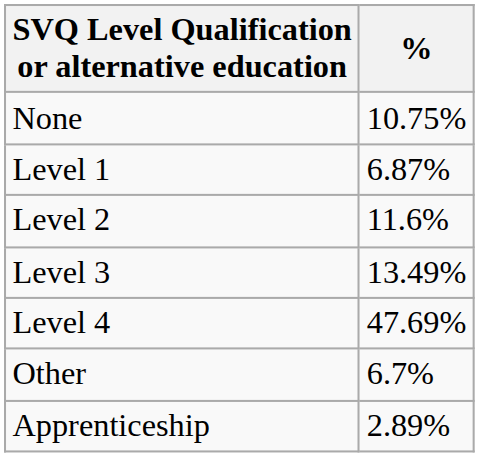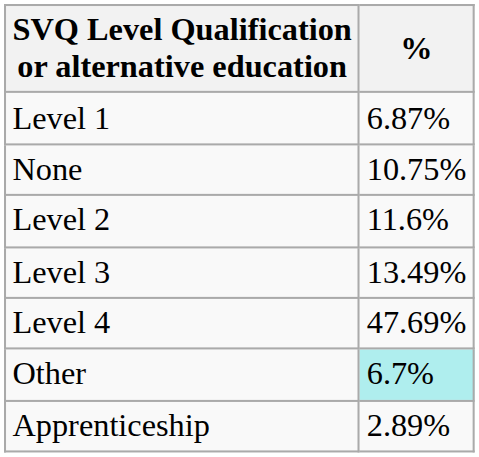rows swapped: (47, 117) <-> (61, 169)
(400, 374) no background -> (400, 374) paleturquoise background
